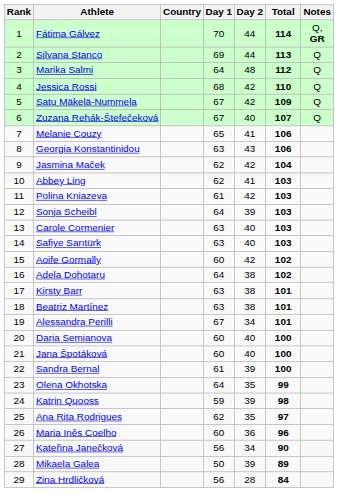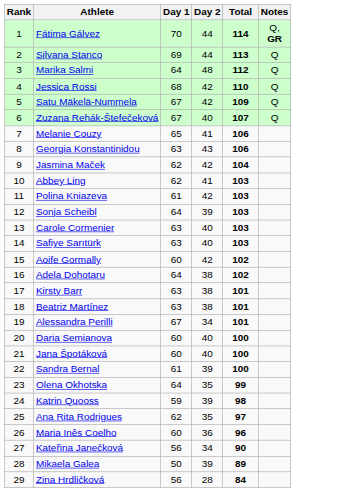- column: (182, 12)
